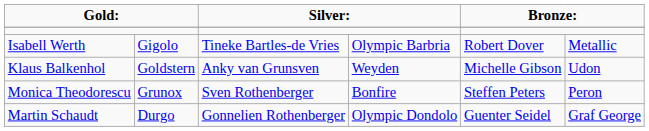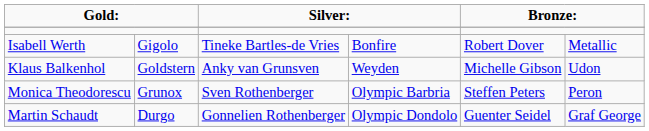(401, 45) Olympic Barbria -> (374, 45) Bonfire
(374, 92) Bonfire -> (401, 92) Olympic Barbria
